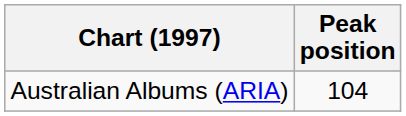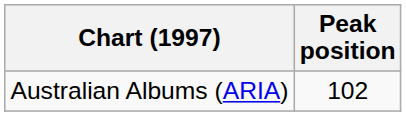(348, 90) 104 -> (348, 90) 102
